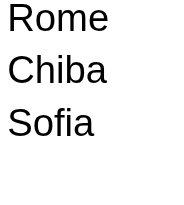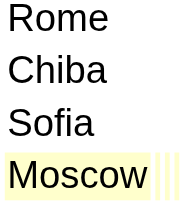+ row: (77, 175)
